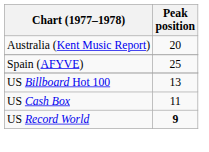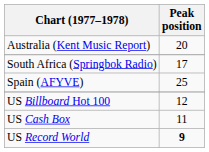+ row: (82, 63)
(175, 82) 13 -> (182, 100) 12
